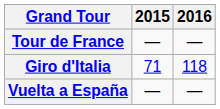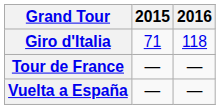rows swapped: (68, 66) <-> (68, 41)
